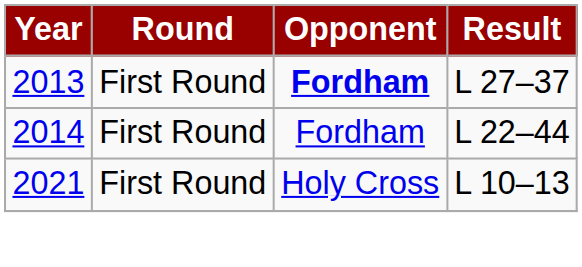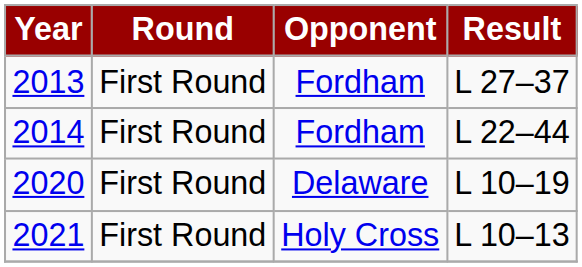(360, 81) bold -> (360, 81) normal
+ row: (48, 183)
